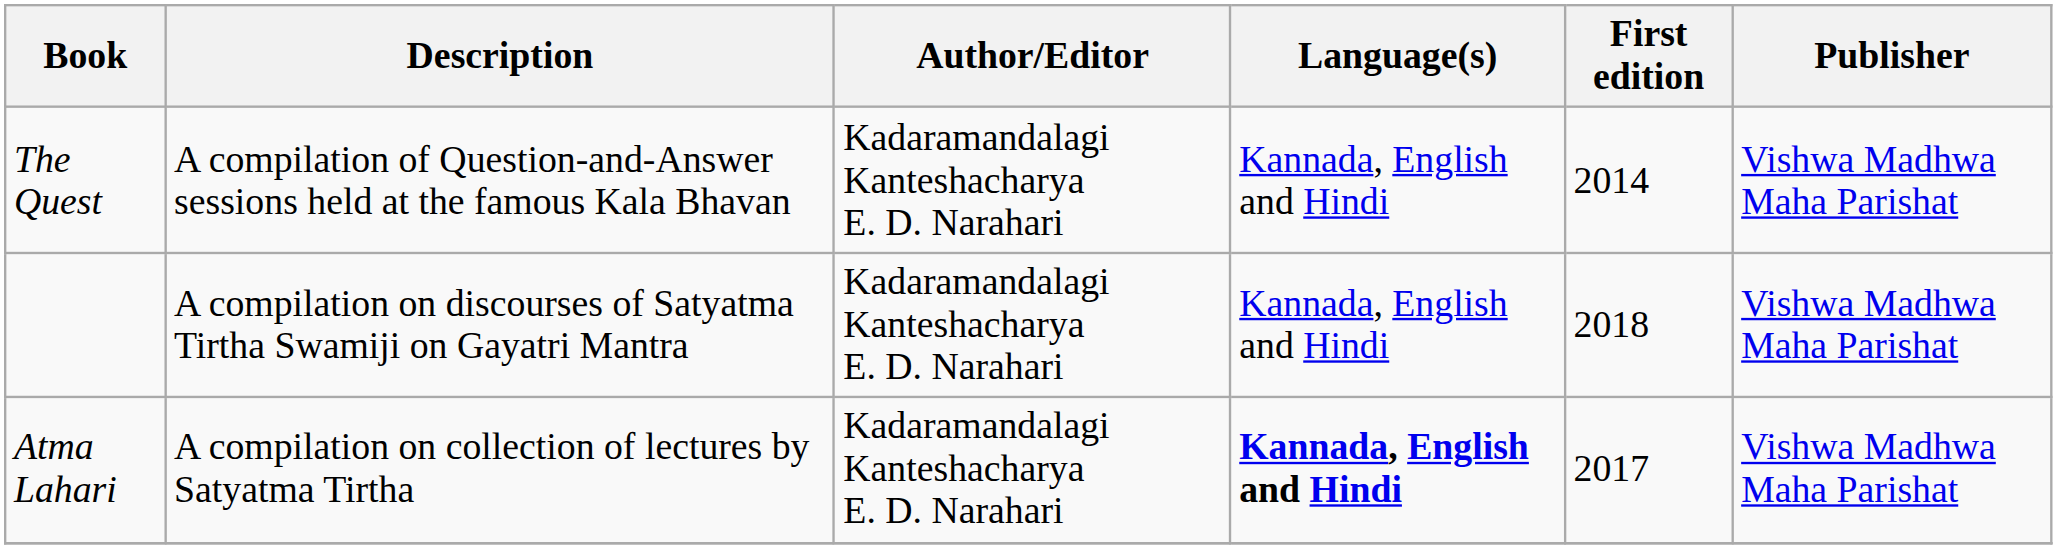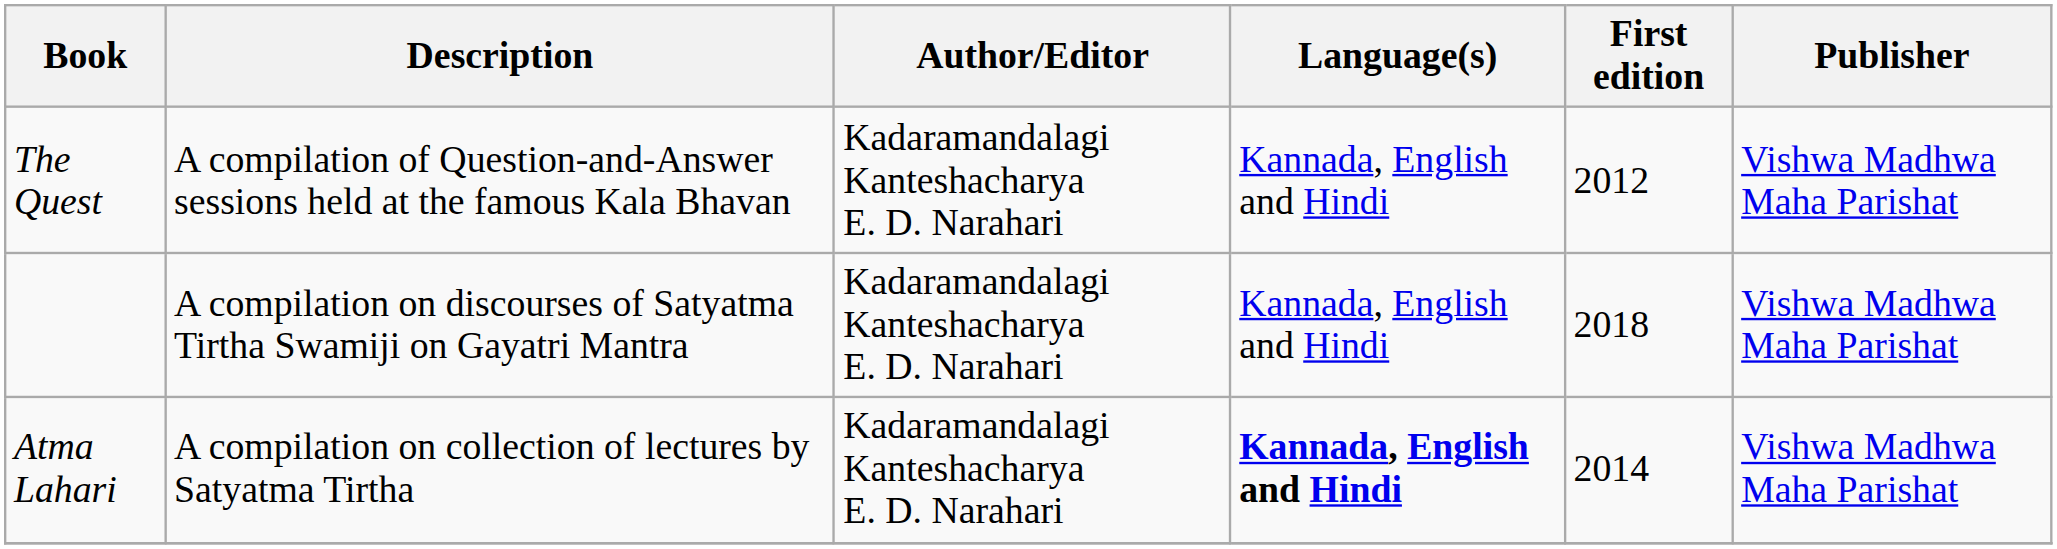(1611, 179) 2014 -> (1611, 179) 2012
(1611, 468) 2017 -> (1611, 468) 2014
